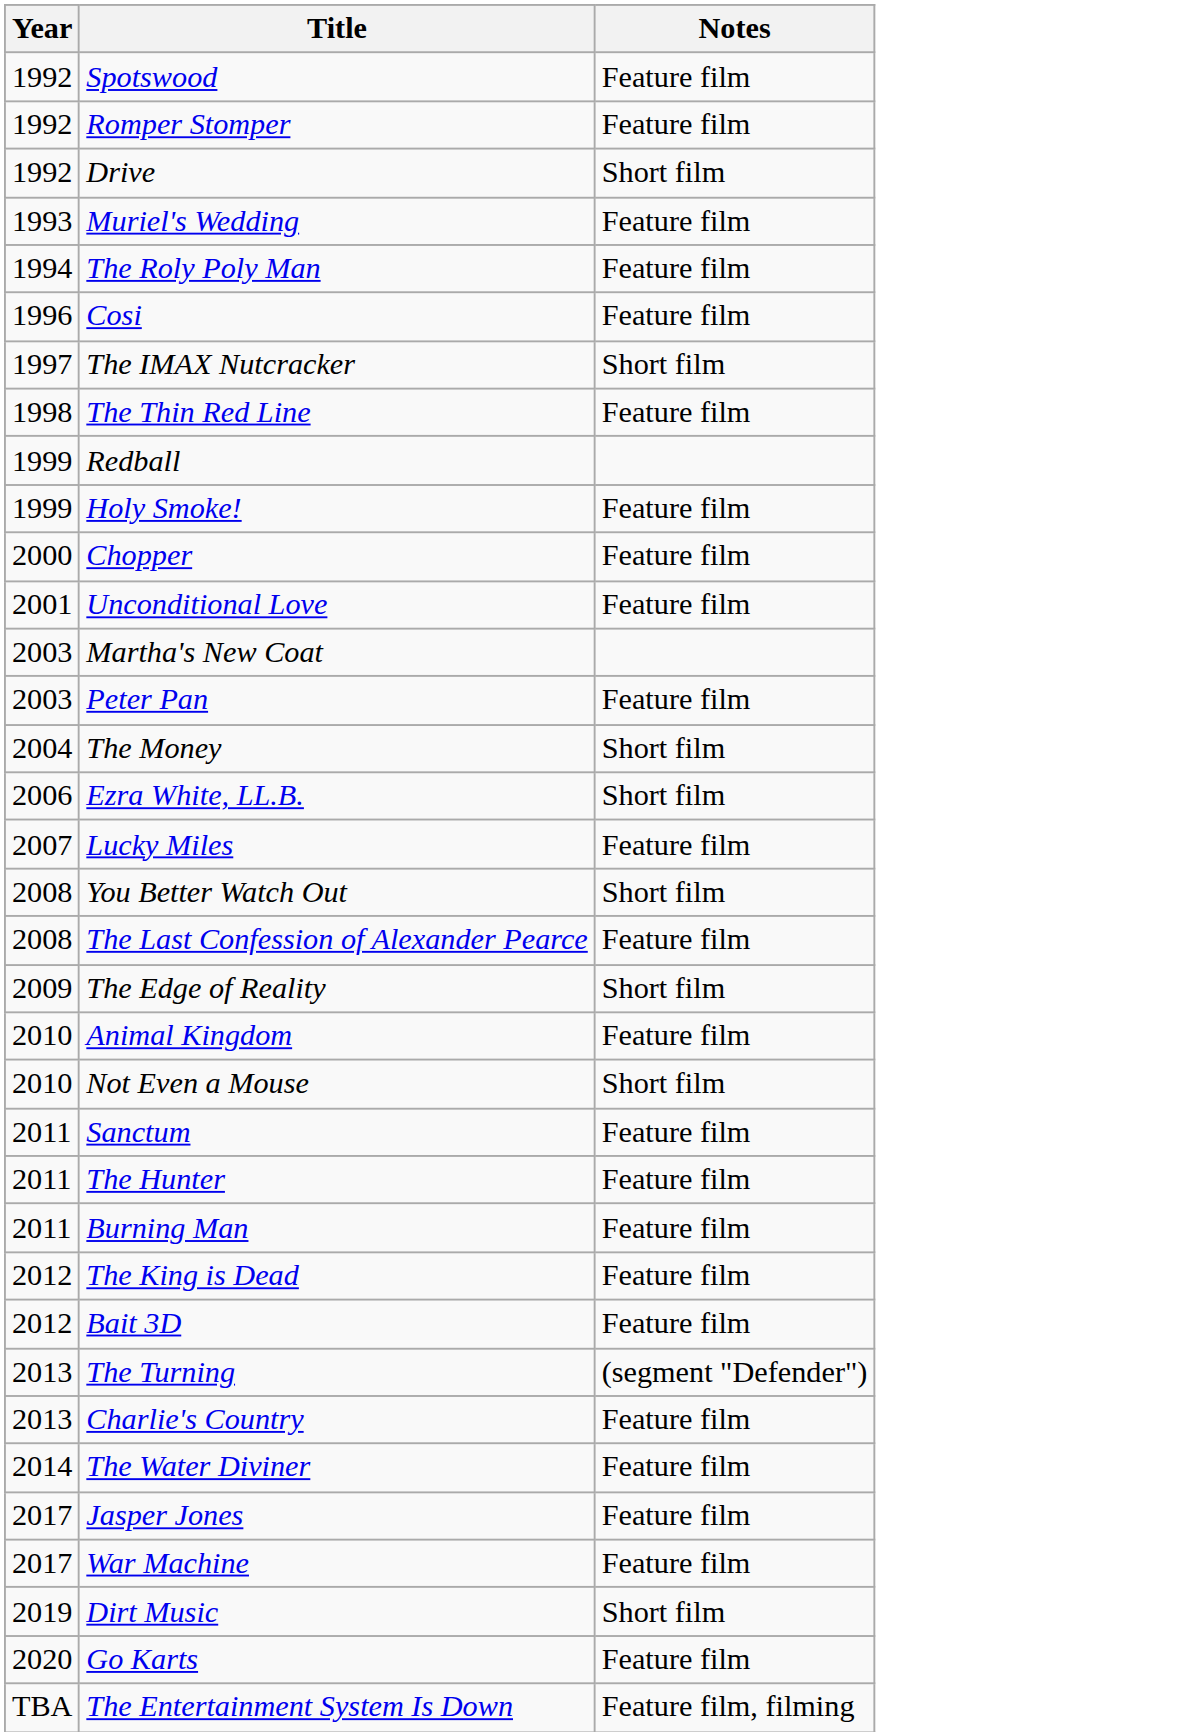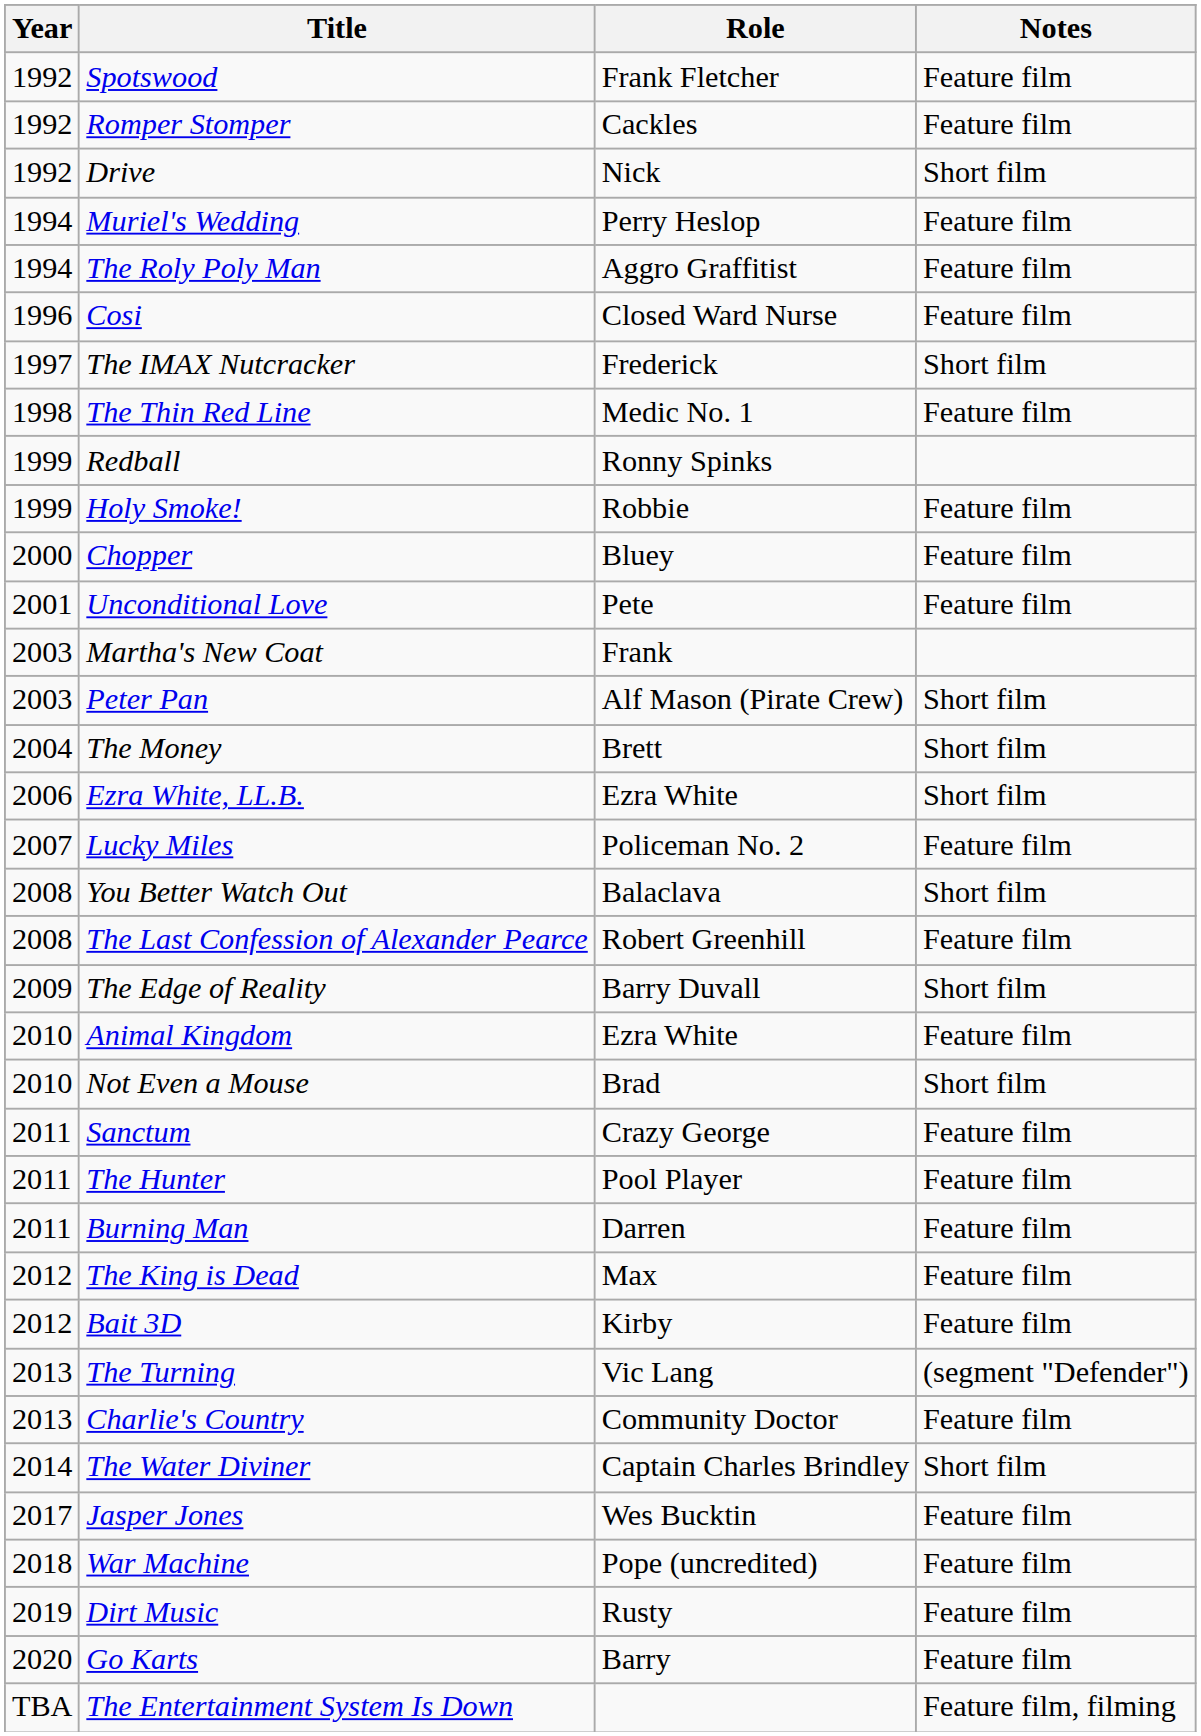+ column: (755, 28)
(42, 220) 1993 -> (42, 220) 1994
(676, 699) Feature film -> (985, 699) Short film
(676, 1467) Feature film -> (985, 1467) Short film
(42, 1563) 2017 -> (42, 1563) 2018
(663, 1611) Short film -> (997, 1611) Feature film
